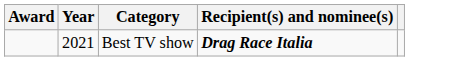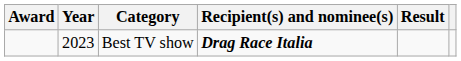+ column: (423, 17)
(78, 42) 2021 -> (78, 42) 2023
